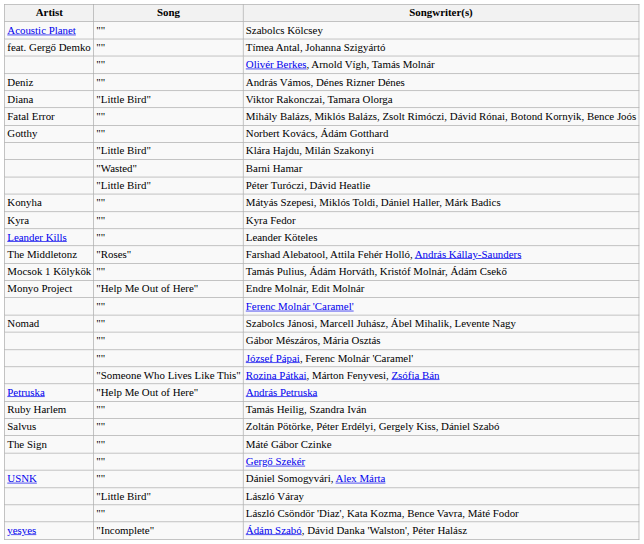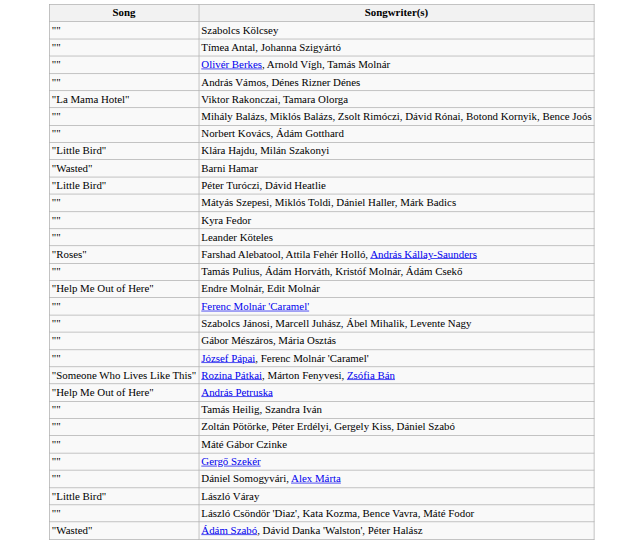- column: (49, 13)
(124, 99) "Little Bird" -> (91, 99) "La Mama Hotel"
(125, 530) "Incomplete" -> (72, 530) "Wasted"
